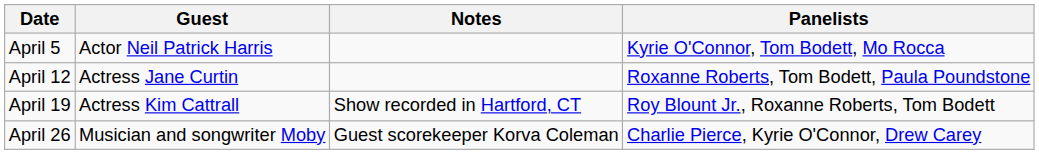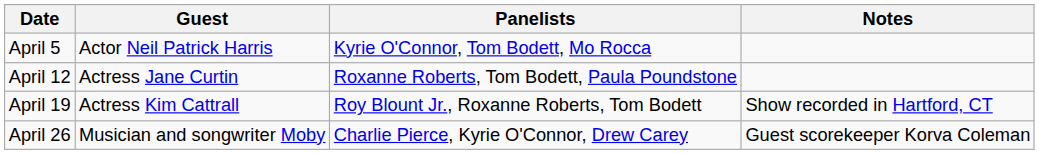columns swapped: (829, 18) <-> (476, 18)
